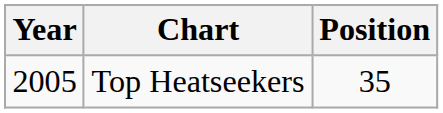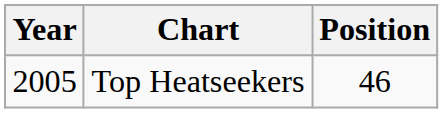(375, 81) 35 -> (375, 81) 46
